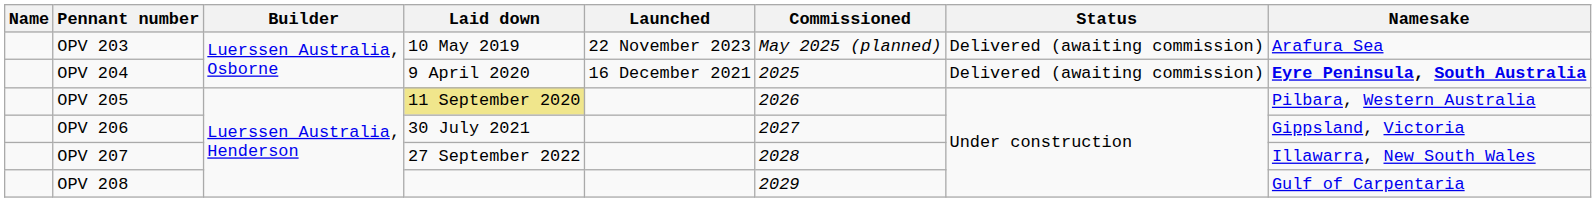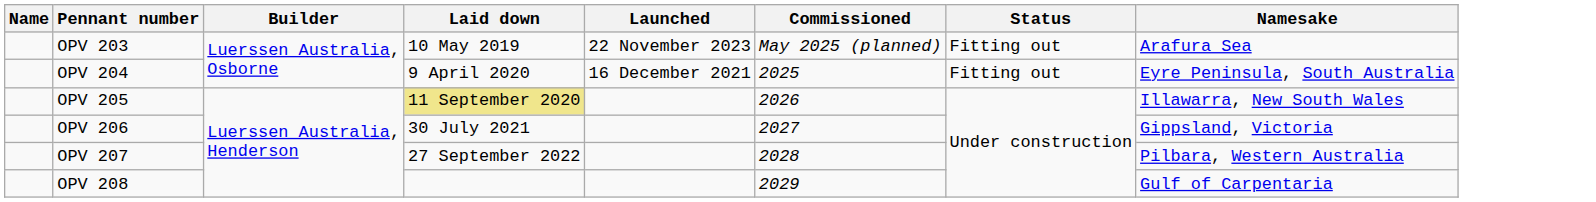(1107, 46) Delivered (awaiting commission) -> (1005, 46) Fitting out
(1107, 74) Delivered (awaiting commission) -> (1005, 74) Fitting out
(1429, 74) bold -> (1297, 74) normal
(1404, 101) Pilbara, Western Australia -> (1272, 101) Illawarra, New South Wales
(1404, 156) Illawarra, New South Wales -> (1272, 156) Pilbara, Western Australia
